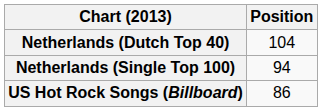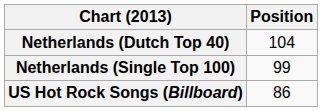(282, 67) 94 -> (282, 67) 99
